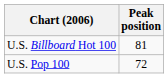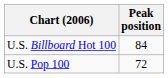(141, 45) 81 -> (141, 45) 84
